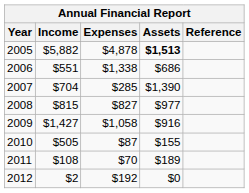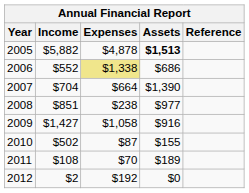(65, 68) $551 -> (65, 68) $552
(120, 68) no background -> (120, 68) khaki background
(125, 87) $285 -> (125, 87) $664
(65, 105) $815 -> (65, 105) $851
(125, 105) $827 -> (125, 105) $238
(65, 142) $505 -> (65, 142) $502
